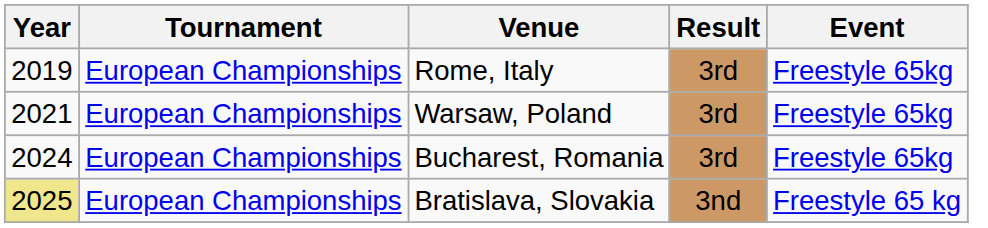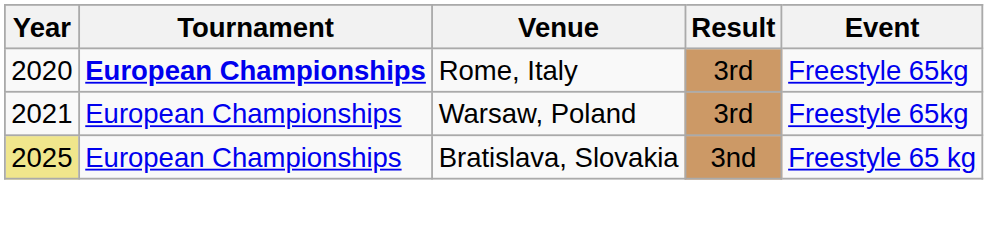(42, 70) 2019 -> (42, 70) 2020
(243, 70) normal -> (256, 70) bold
- row: (539, 158)
